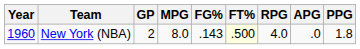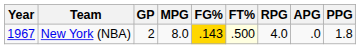(21, 34) 1960 -> (21, 34) 1967
(211, 34) no background -> (211, 34) gold background
